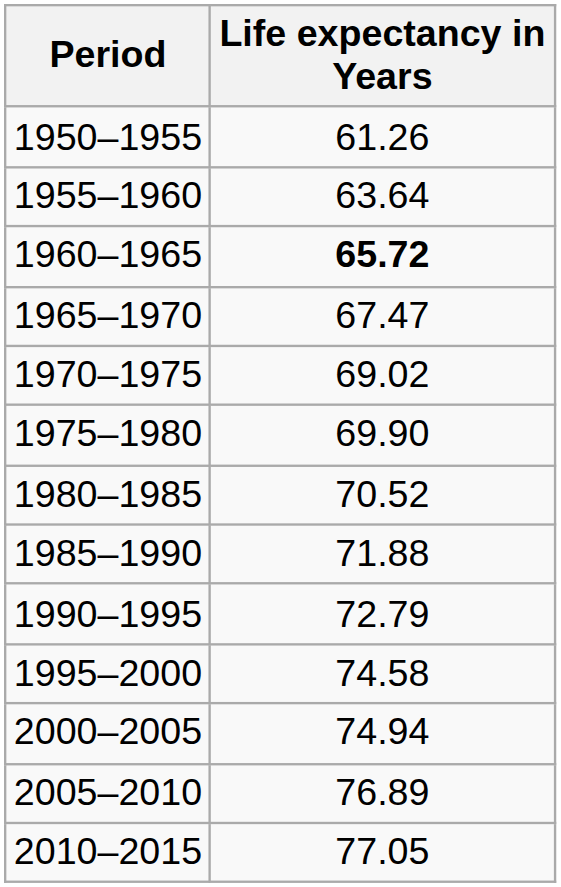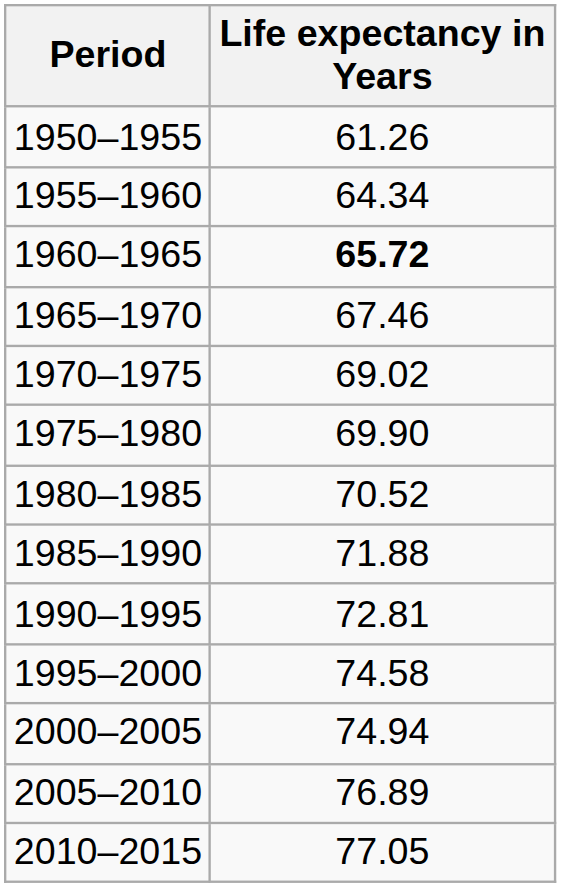(382, 195) 63.64 -> (382, 195) 64.34
(382, 315) 67.47 -> (382, 315) 67.46
(382, 613) 72.79 -> (382, 613) 72.81
